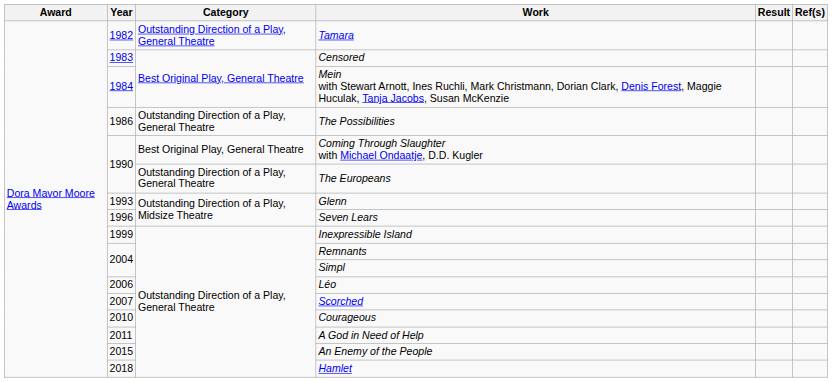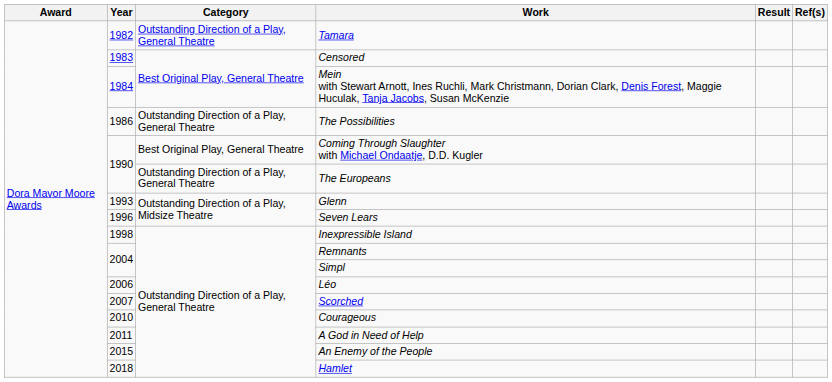(121, 234) 1999 -> (121, 234) 1998
